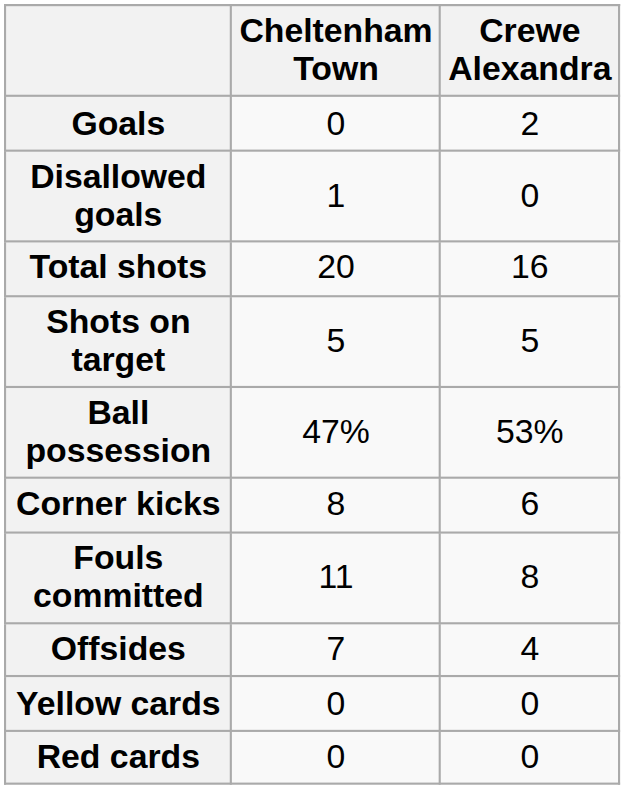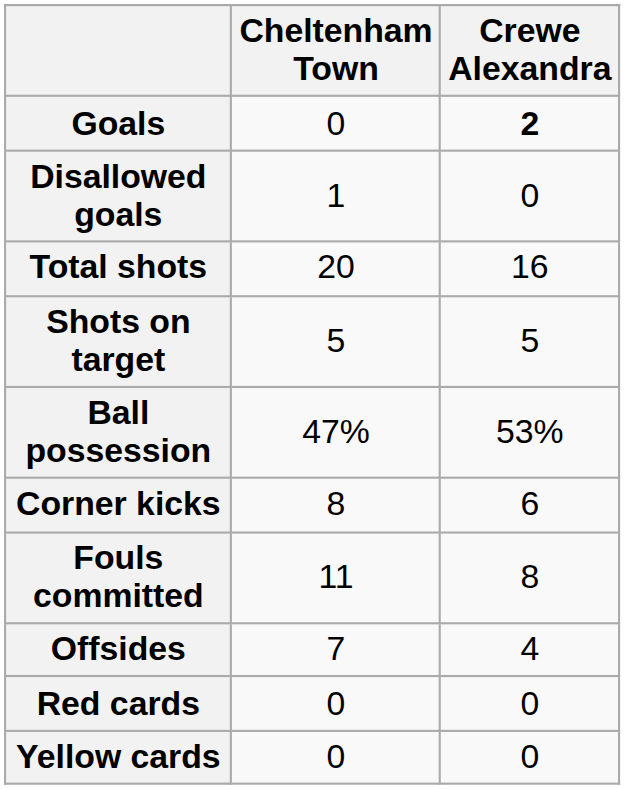(530, 122) normal -> (530, 122) bold
rows swapped: (118, 703) <-> (118, 756)
